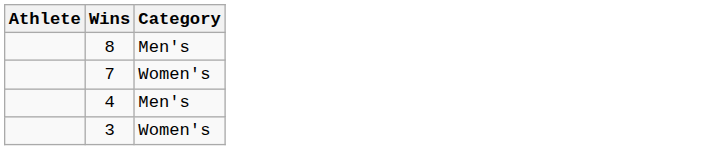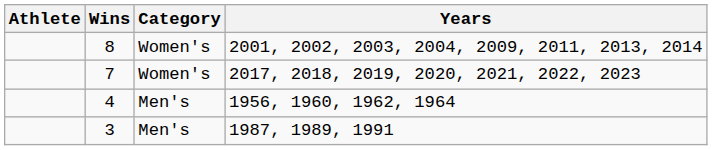+ column: (466, 19)
(164, 47) Men's -> (174, 47) Women's
(174, 131) Women's -> (164, 131) Men's
